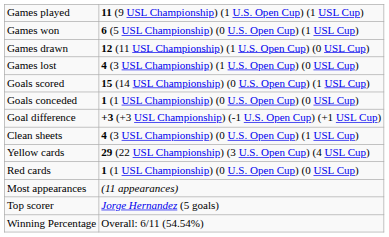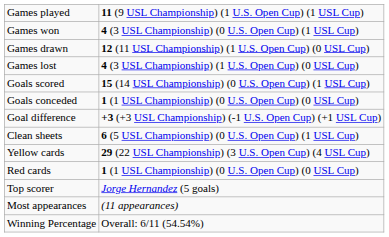(230, 30) 6 (5 USL Championship) (0 U.S. Open Cup) (1 USL Cup) -> (230, 30) 4 (3 USL Championship) (0 U.S. Open Cup) (1 USL Cup)
(230, 135) 4 (3 USL Championship) (0 U.S. Open Cup) (1 USL Cup) -> (230, 135) 6 (5 USL Championship) (0 U.S. Open Cup) (1 USL Cup)
rows swapped: (47, 188) <-> (30, 205)
